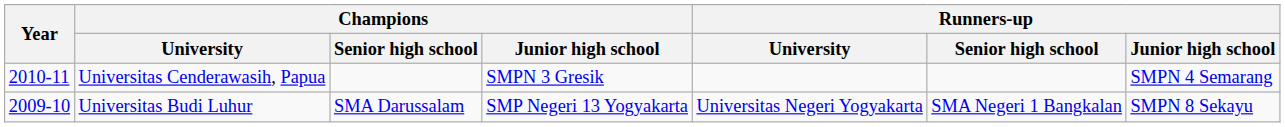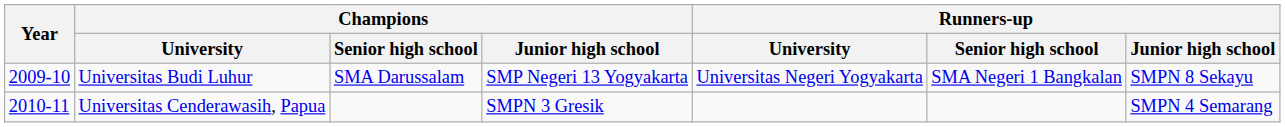rows swapped: (166, 106) <-> (202, 77)
